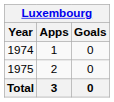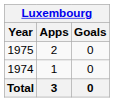rows swapped: (21, 50) <-> (21, 69)
